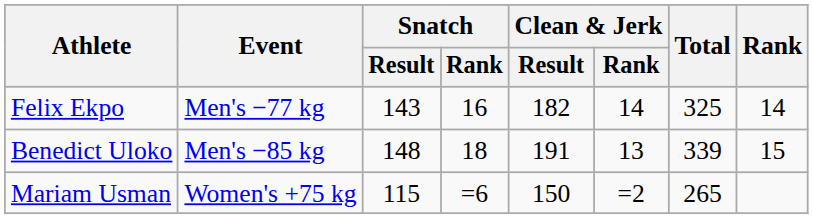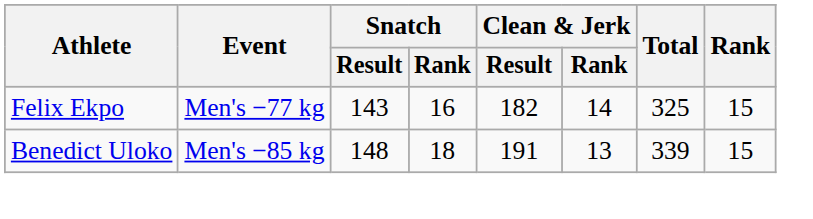(772, 108) 14 -> (740, 108) 15
- row: (91, 192)
